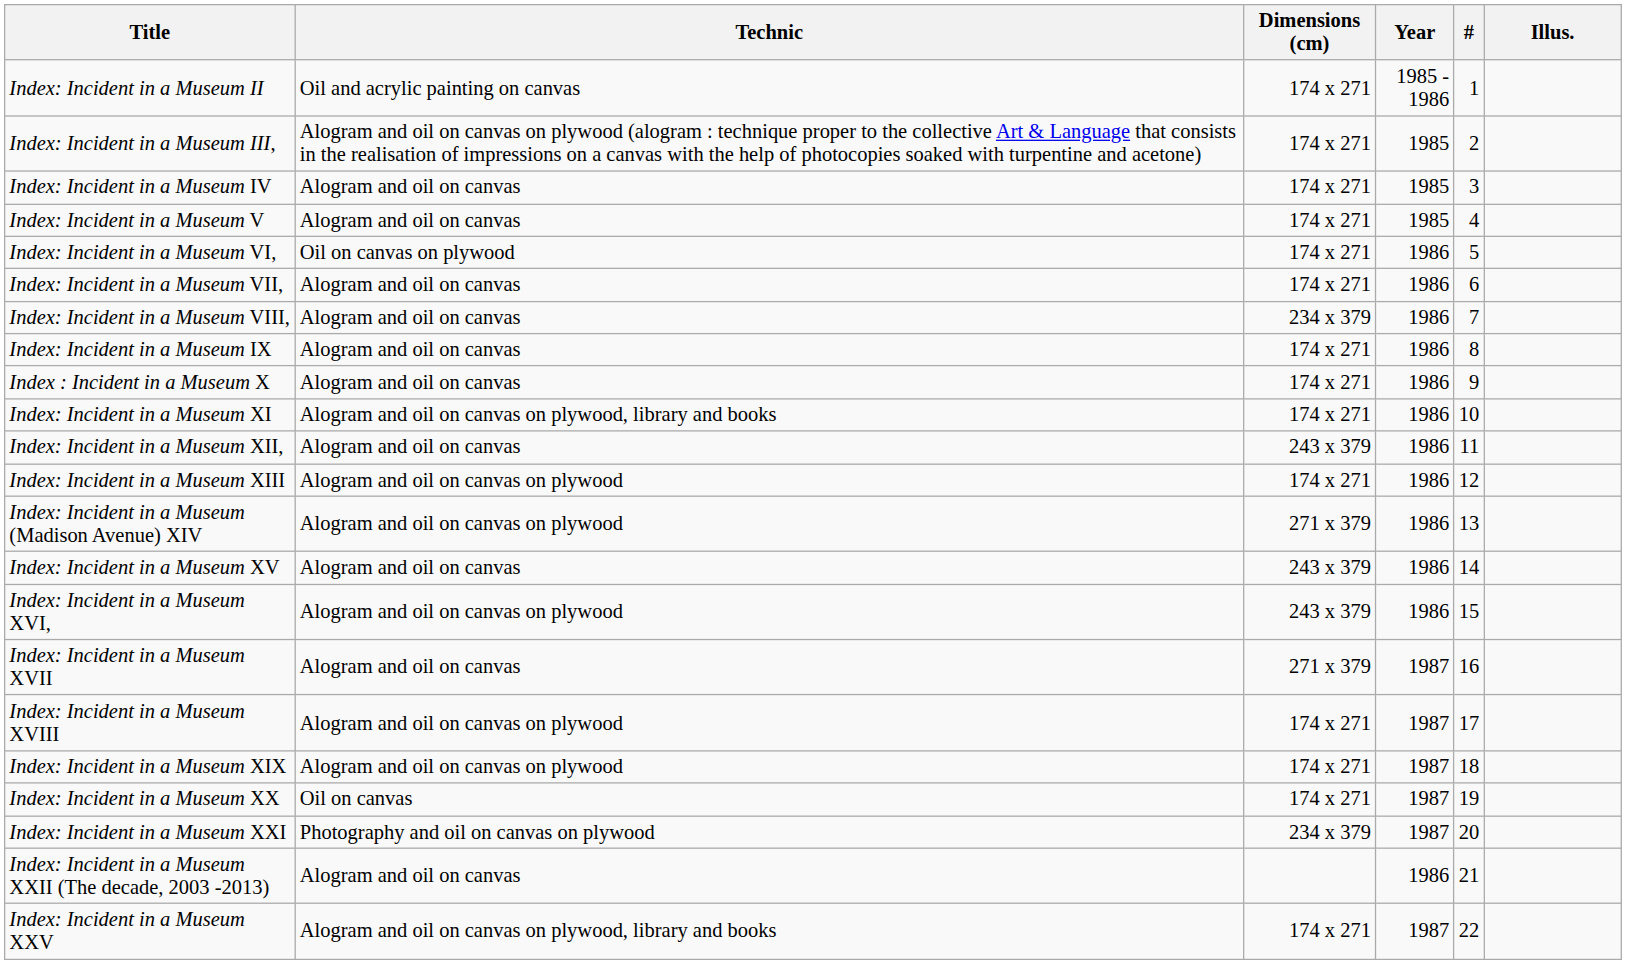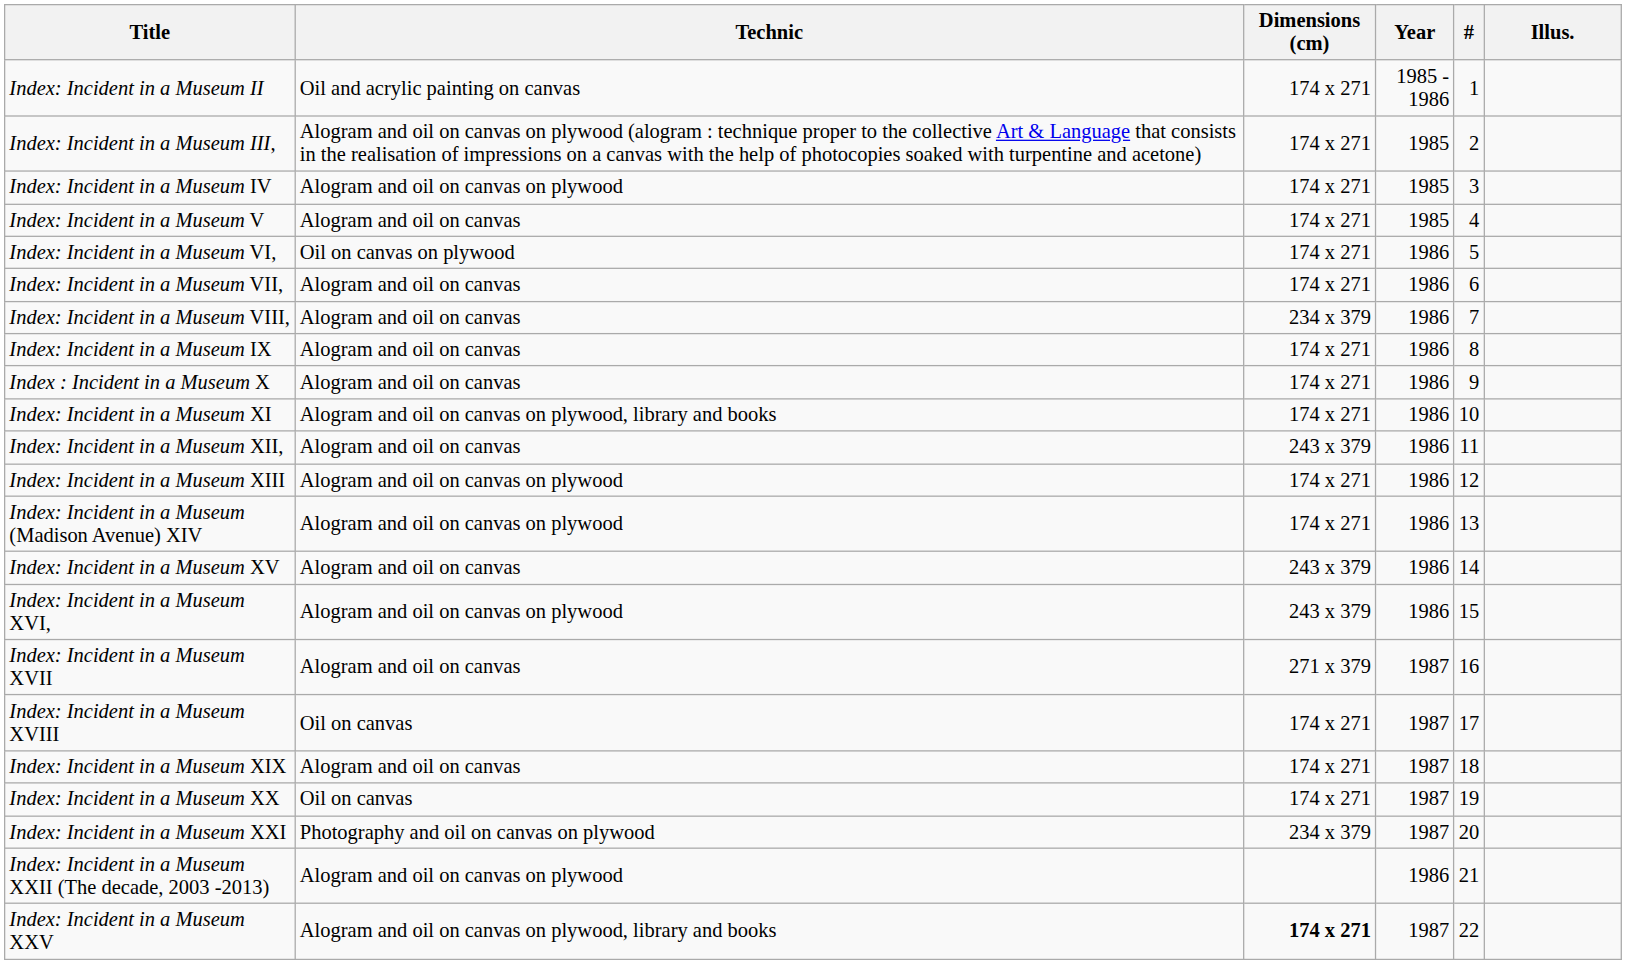(410, 187) Alogram and oil on canvas -> (461, 187) Alogram and oil on canvas on plywood
(1330, 523) 271 x 379 -> (1330, 523) 174 x 271
(461, 722) Alogram and oil on canvas on plywood -> (356, 722) Oil on canvas
(461, 766) Alogram and oil on canvas on plywood -> (410, 766) Alogram and oil on canvas
(410, 875) Alogram and oil on canvas -> (461, 875) Alogram and oil on canvas on plywood
(1330, 931) normal -> (1330, 931) bold
